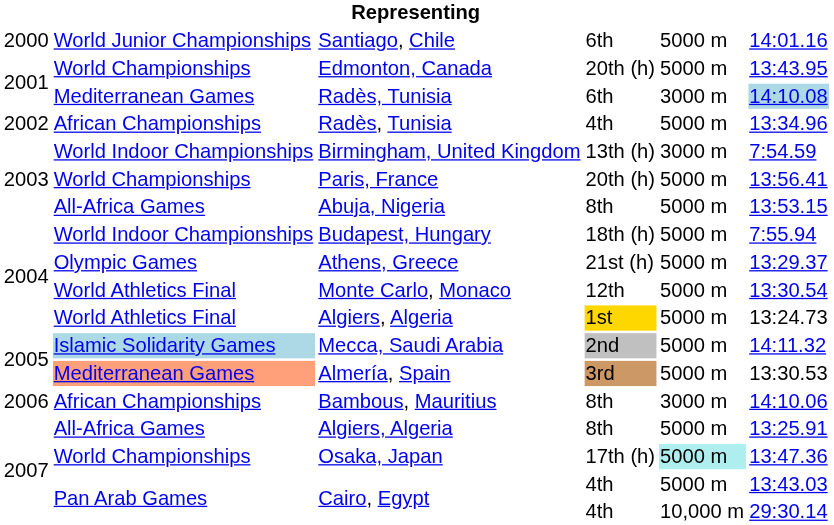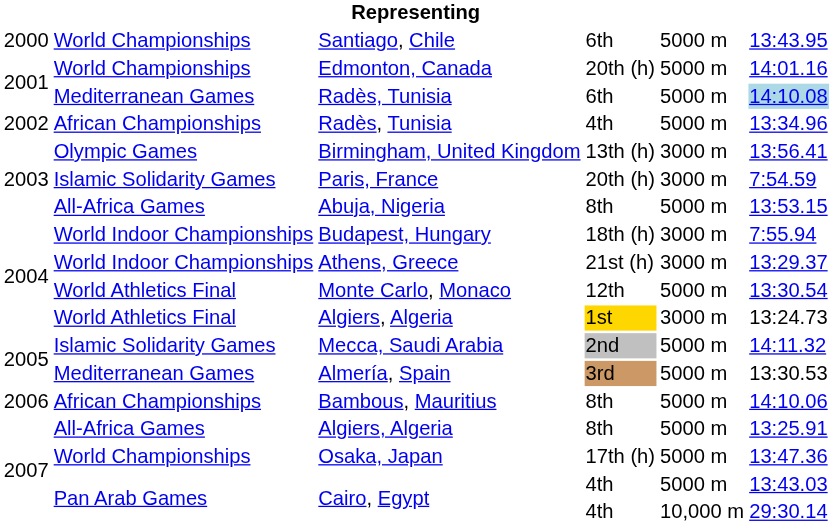(182, 40) World Junior Championships -> (152, 40) World Championships
(788, 40) 14:01.16 -> (788, 40) 13:43.95
(788, 68) 13:43.95 -> (788, 68) 14:01.16
(694, 96) 3000 m -> (694, 96) 5000 m
(183, 151) World Indoor Championships -> (125, 151) Olympic Games
(783, 151) 7:54.59 -> (788, 151) 13:56.41
(152, 179) World Championships -> (165, 179) Islamic Solidarity Games
(694, 179) 5000 m -> (694, 179) 3000 m
(788, 179) 13:56.41 -> (783, 179) 7:54.59
(694, 234) 5000 m -> (694, 234) 3000 m
(125, 262) Olympic Games -> (183, 262) World Indoor Championships
(694, 262) 5000 m -> (694, 262) 3000 m
(694, 317) 5000 m -> (694, 317) 3000 m
(165, 345) lightblue background -> (165, 345) no background
(154, 373) lightsalmon background -> (154, 373) no background
(694, 401) 3000 m -> (694, 401) 5000 m
(694, 456) paleturquoise background -> (694, 456) no background
